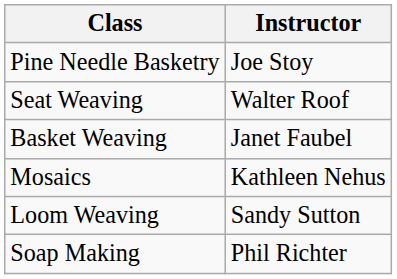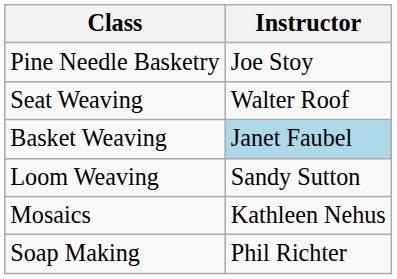(292, 138) no background -> (292, 138) lightblue background
rows swapped: (85, 215) <-> (51, 176)
